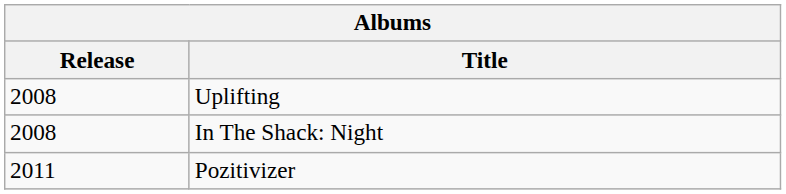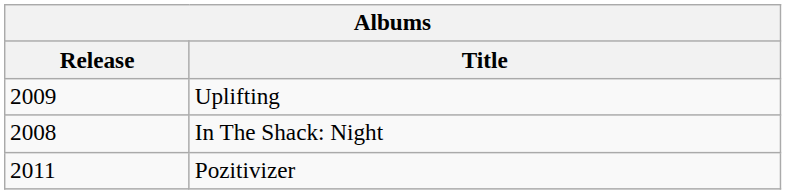(33, 96) 2008 -> (33, 96) 2009
